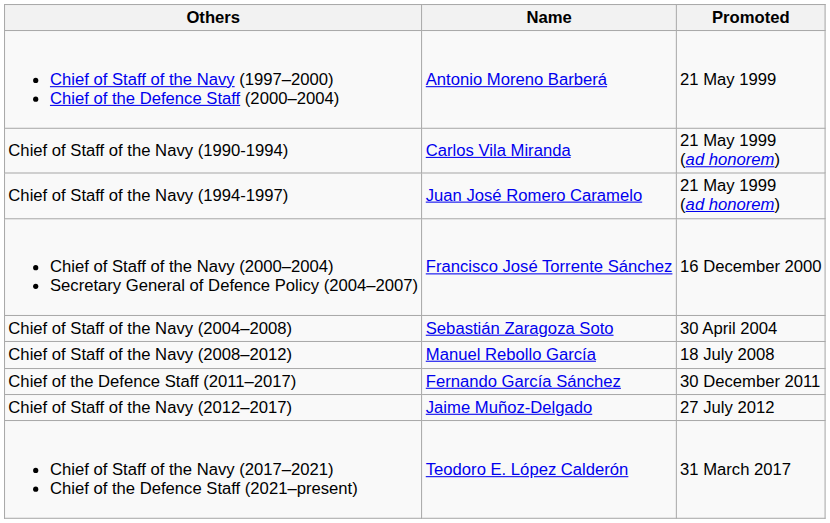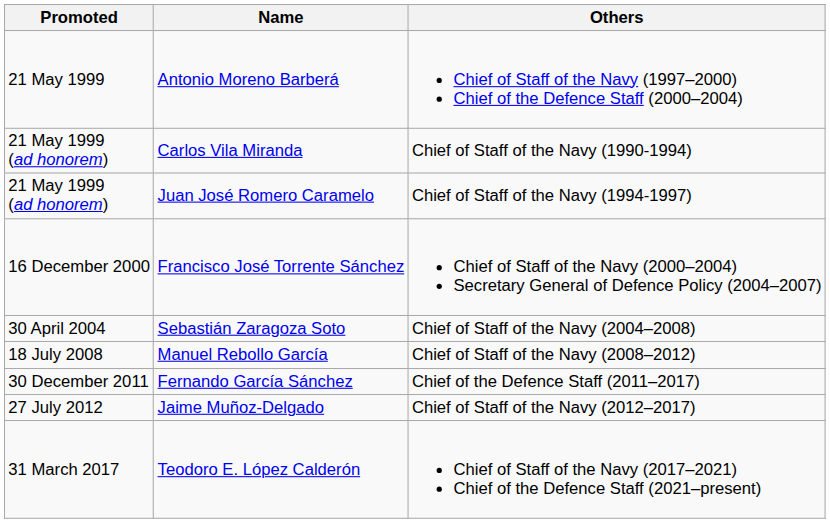columns swapped: (751, 17) <-> (213, 17)
